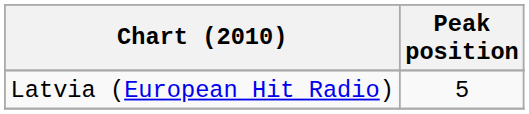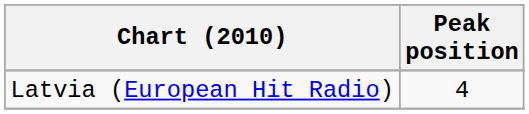(462, 90) 5 -> (462, 90) 4
